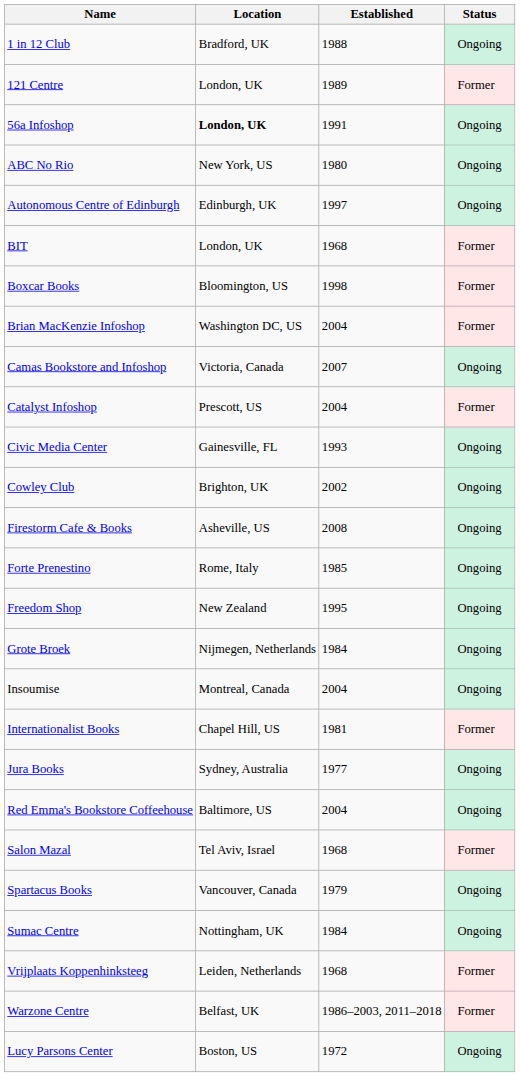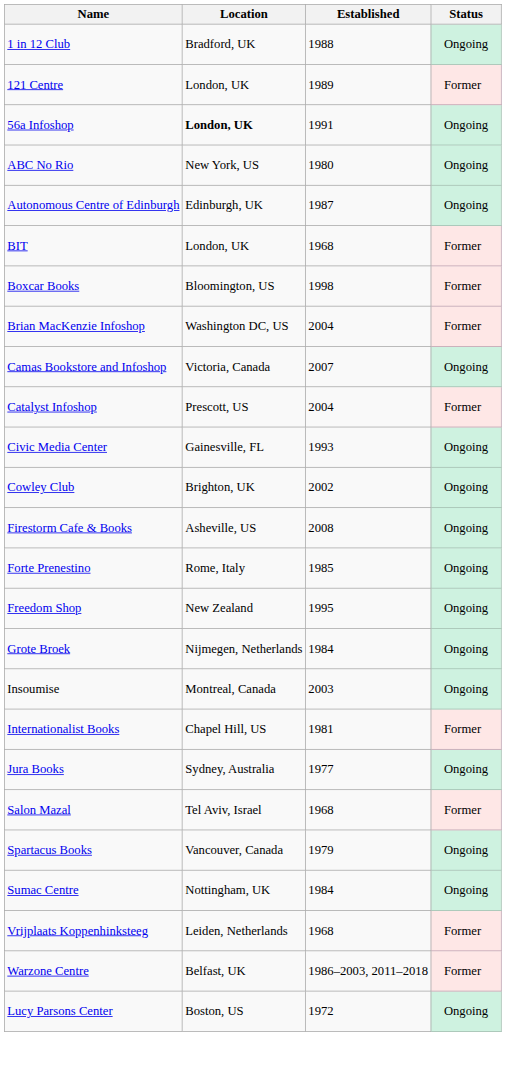(334, 205) 1997 -> (321, 205) 1987
(334, 689) 2004 -> (321, 689) 2003
- row: (100, 810)
